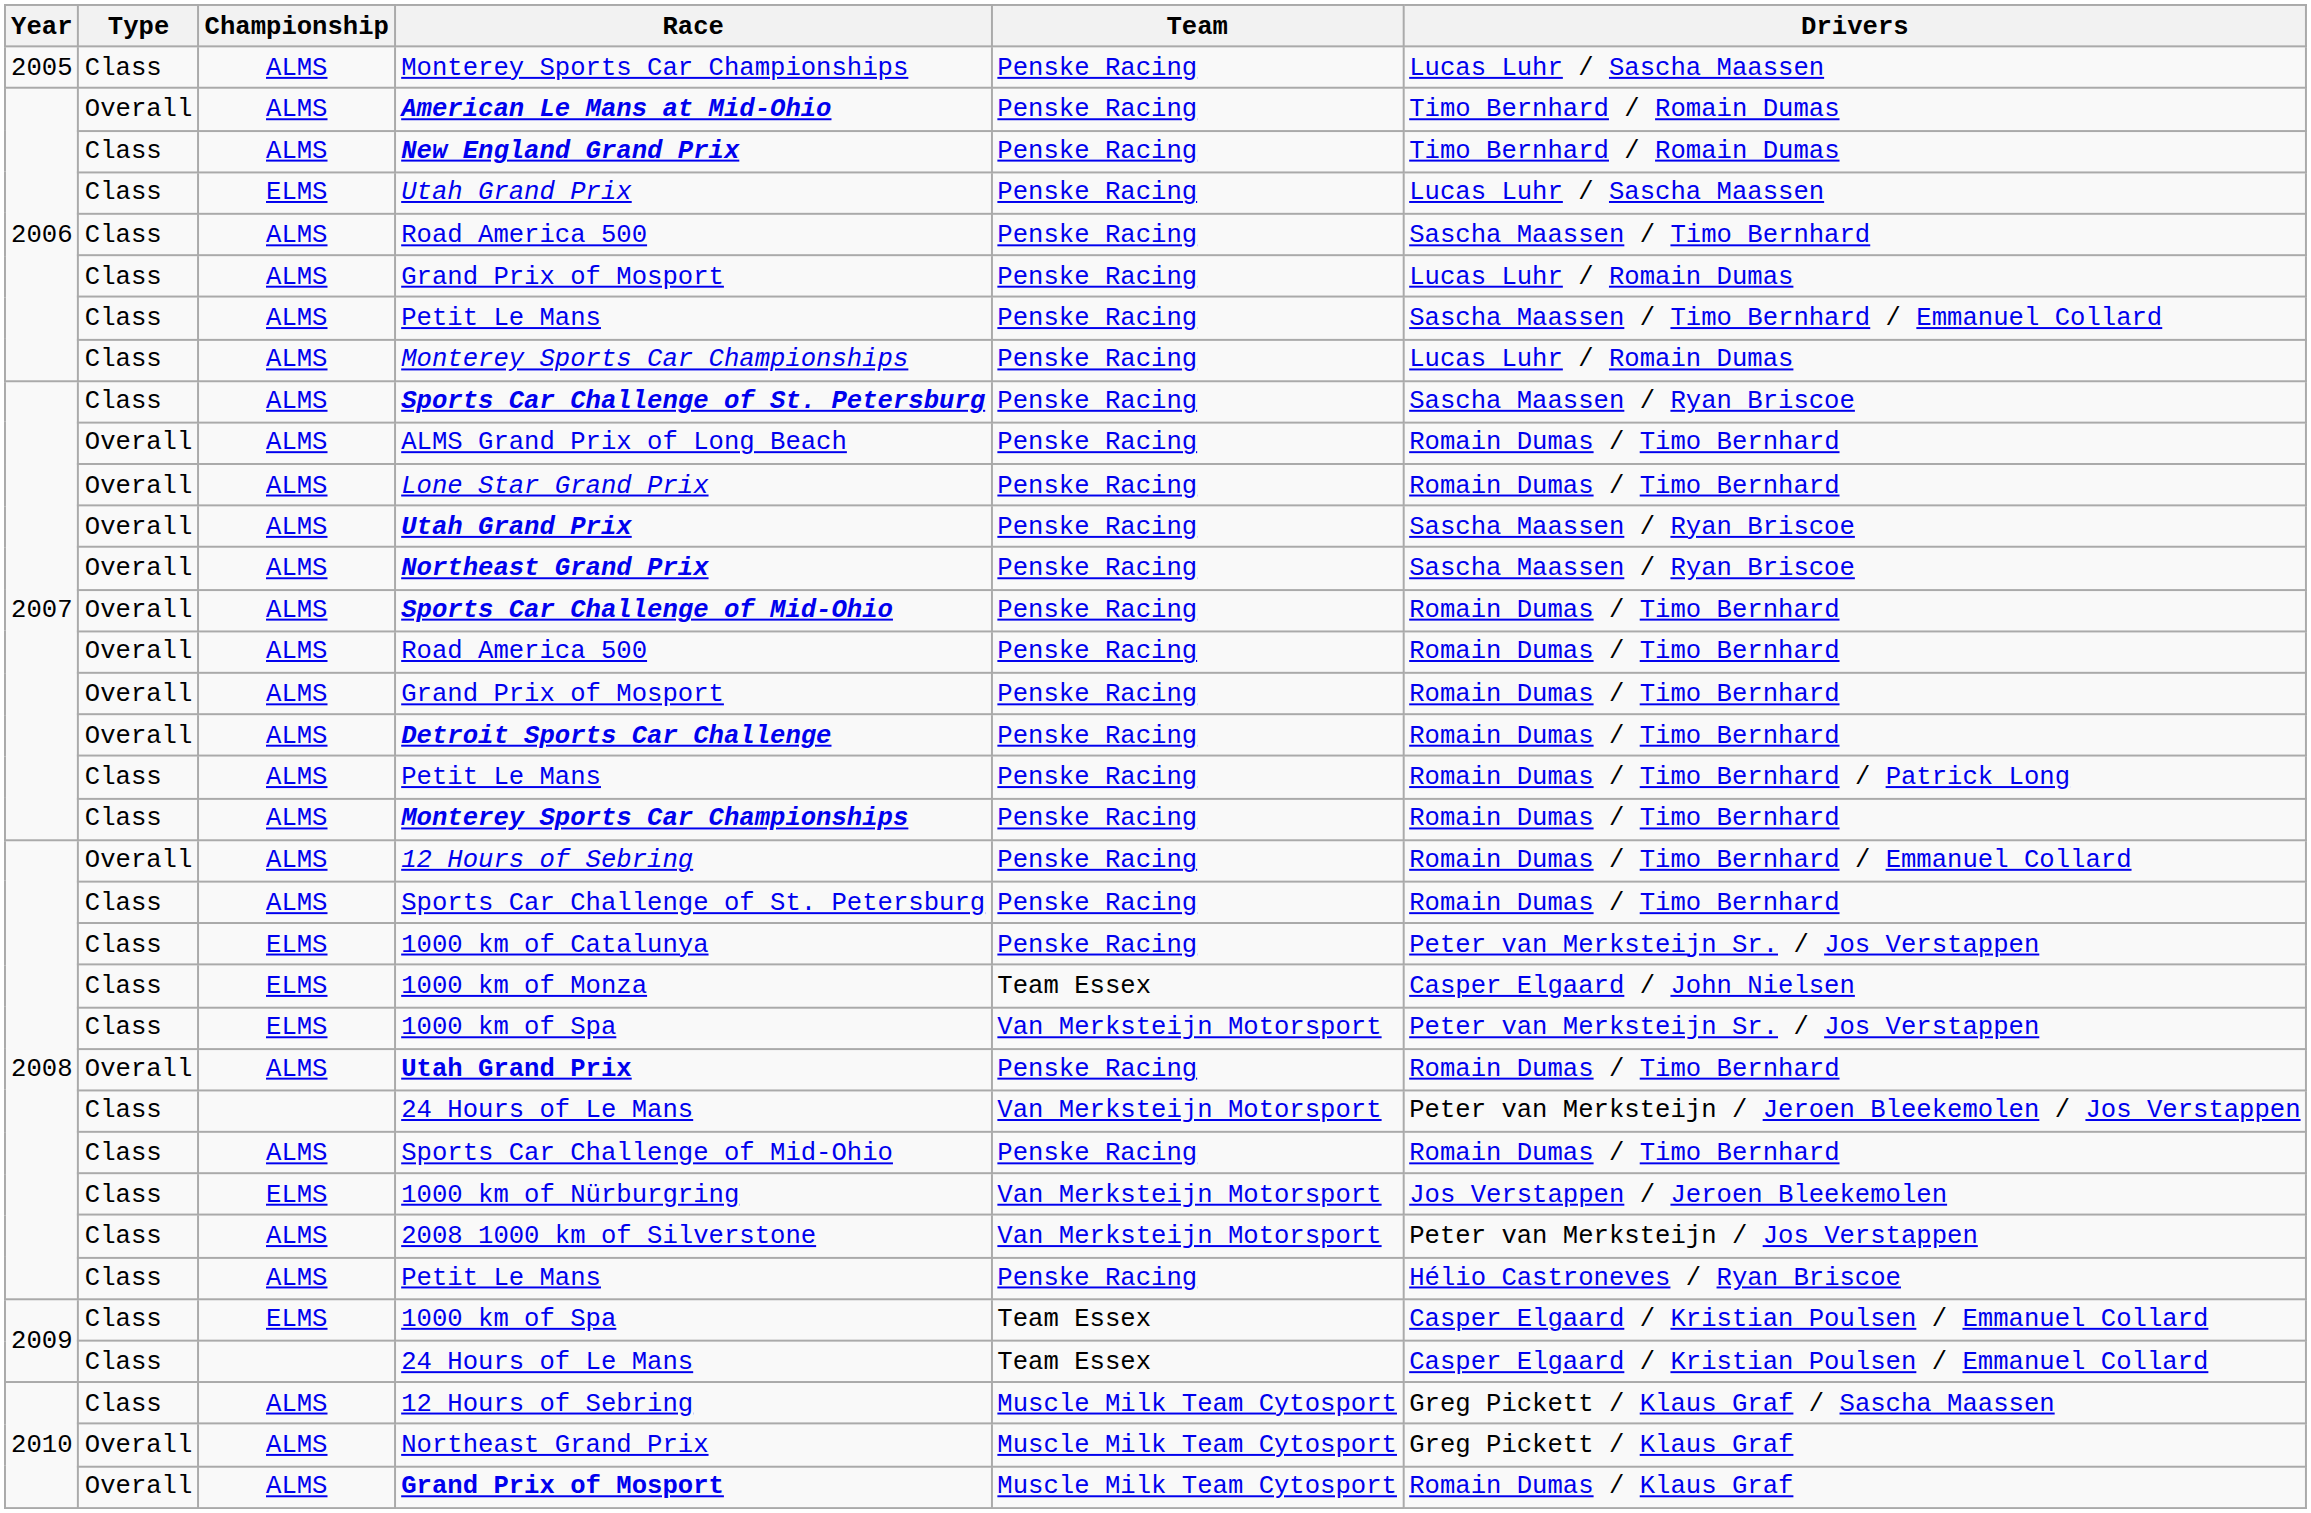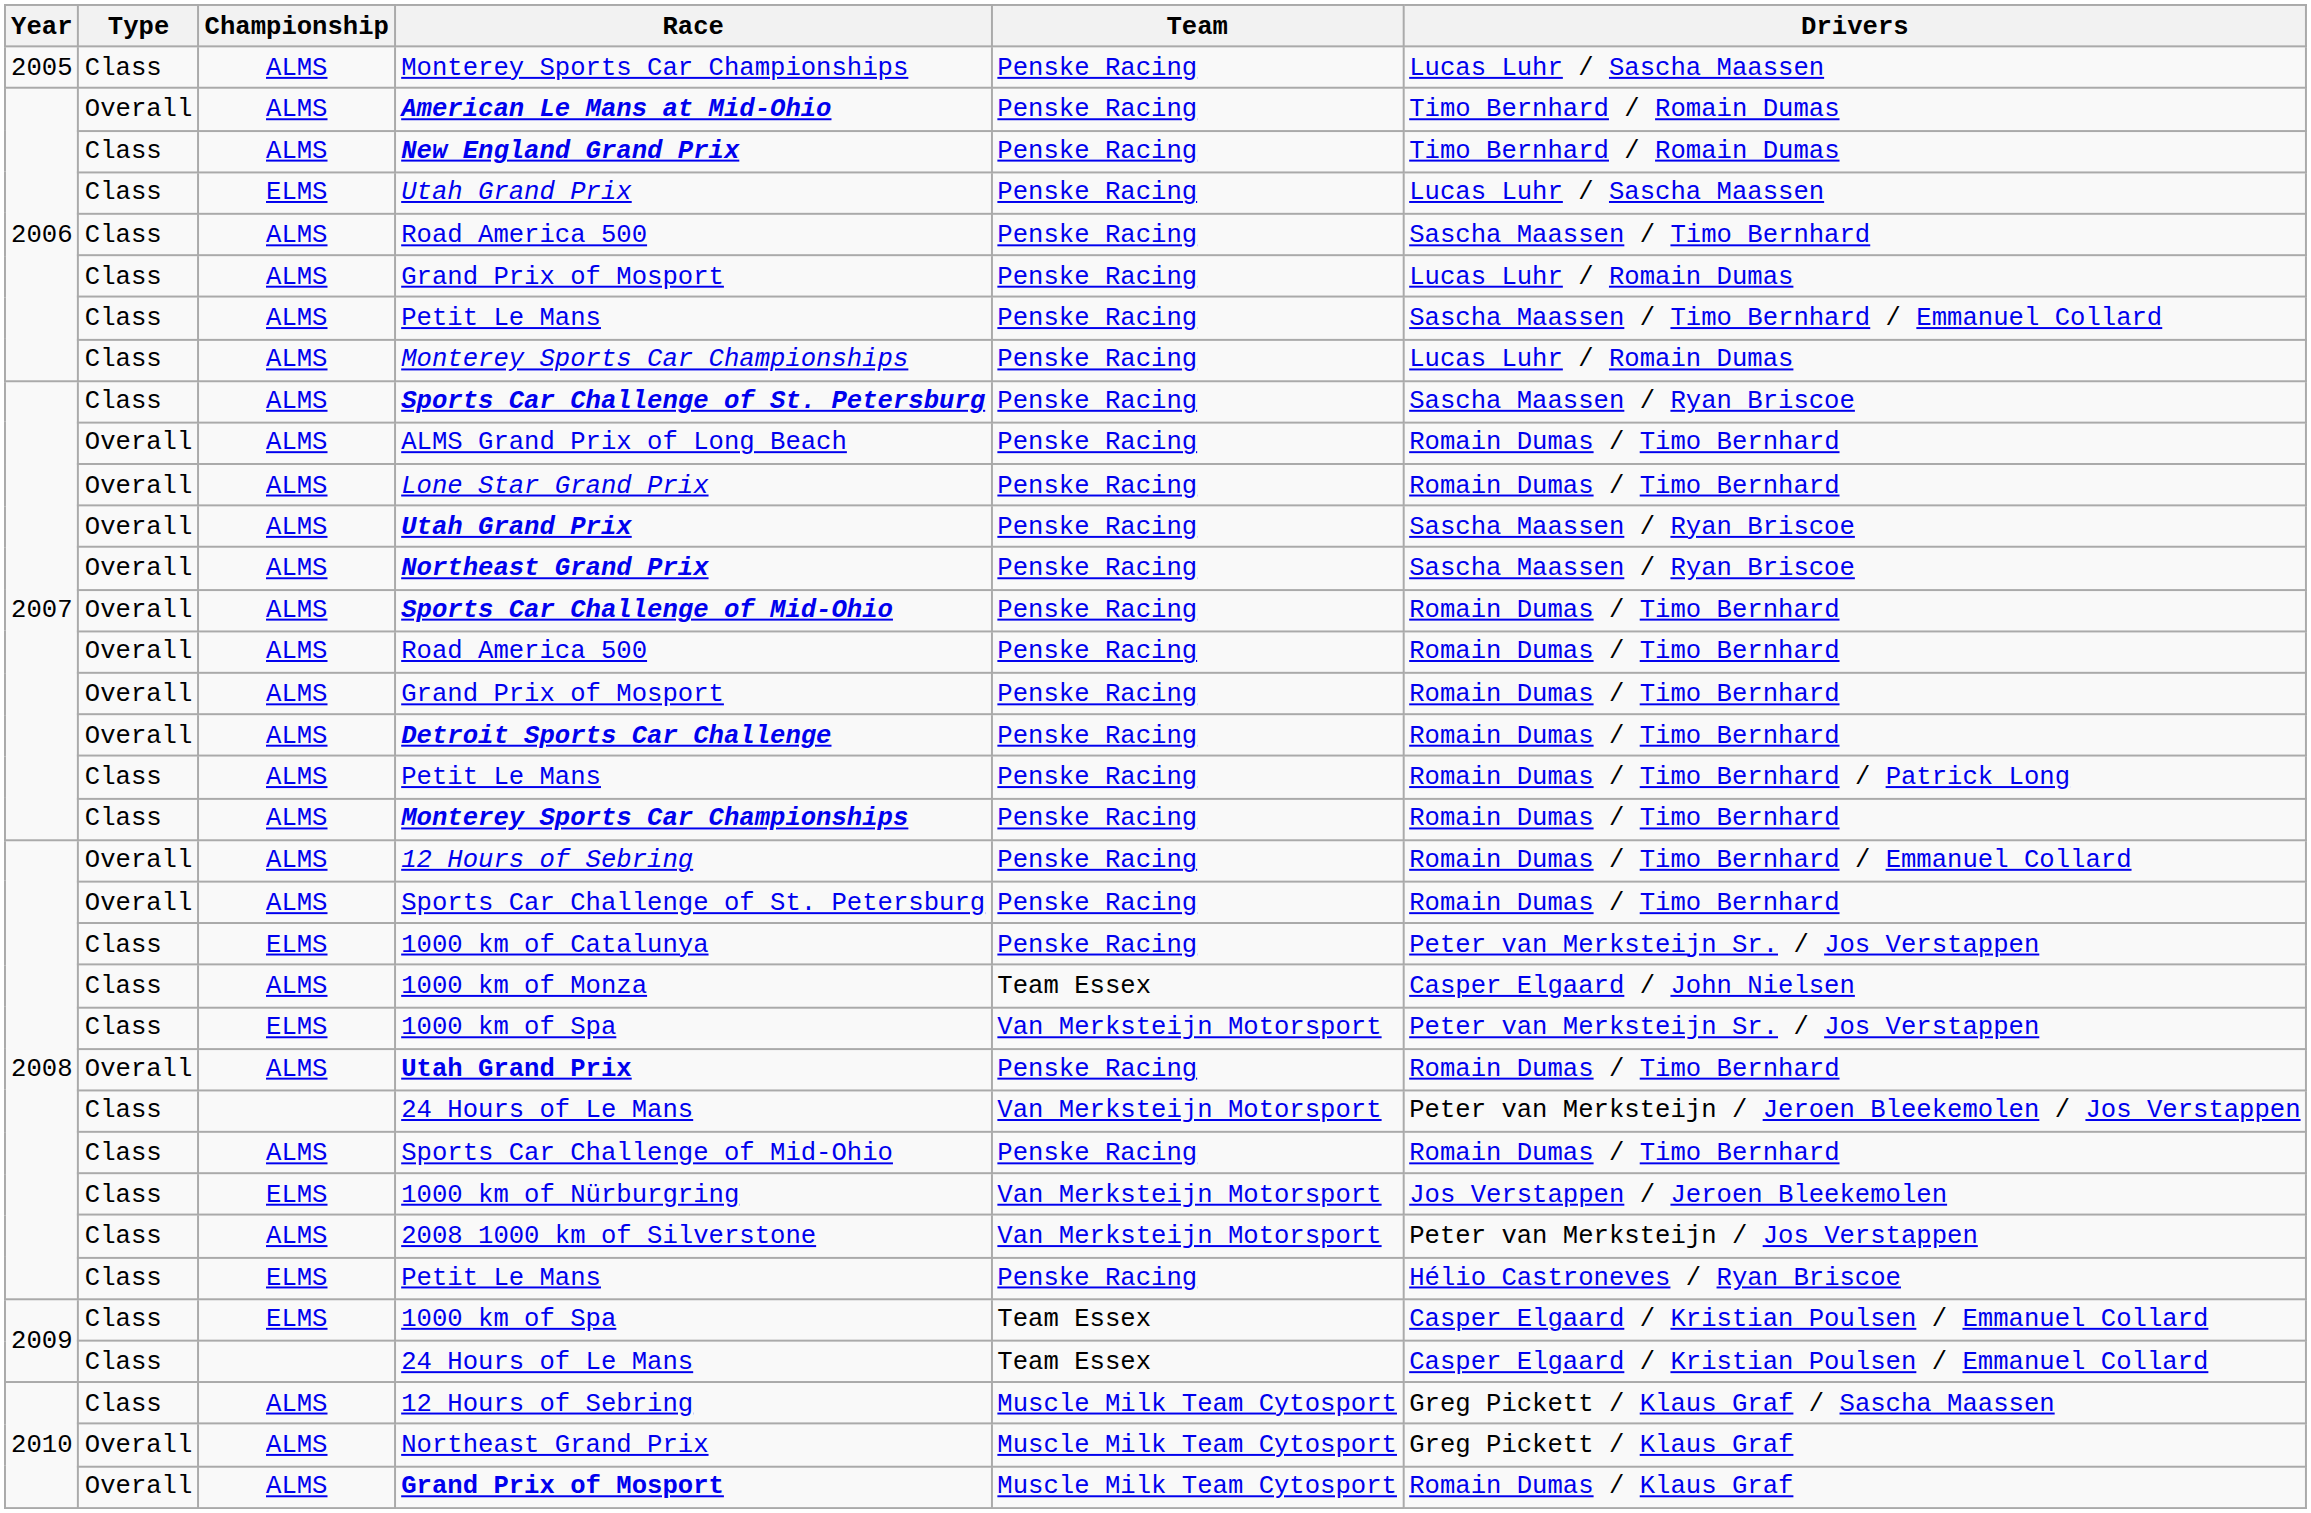(123, 902) Class -> (139, 902) Overall
(297, 986) ELMS -> (297, 986) ALMS
(297, 1278) ALMS -> (297, 1278) ELMS
